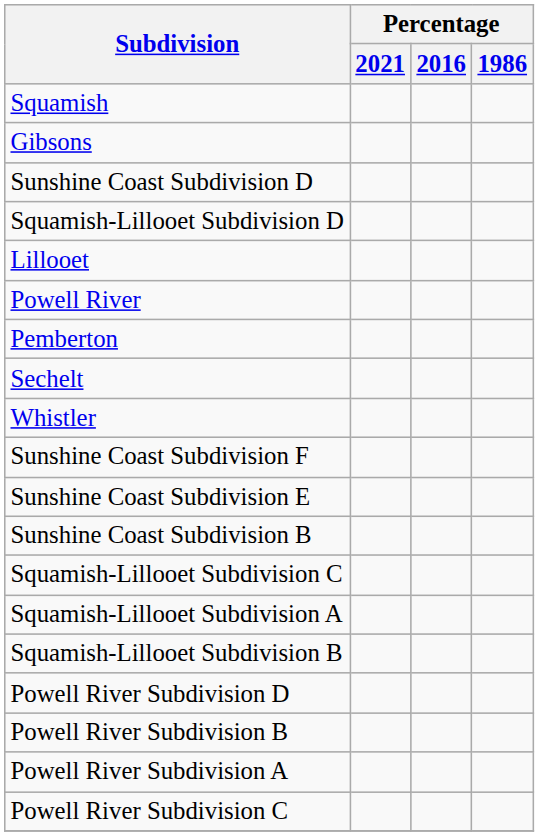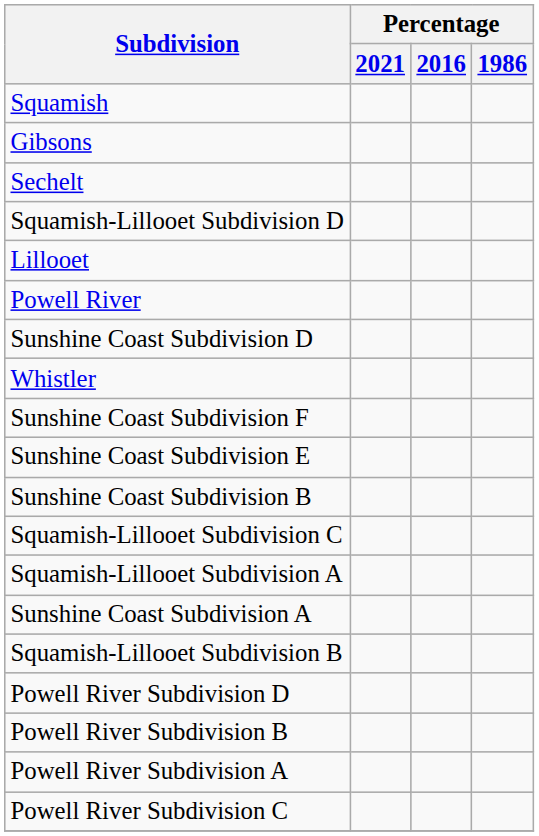rows swapped: (47, 378) <-> (162, 181)
- row: (64, 338)
+ row: (161, 614)
